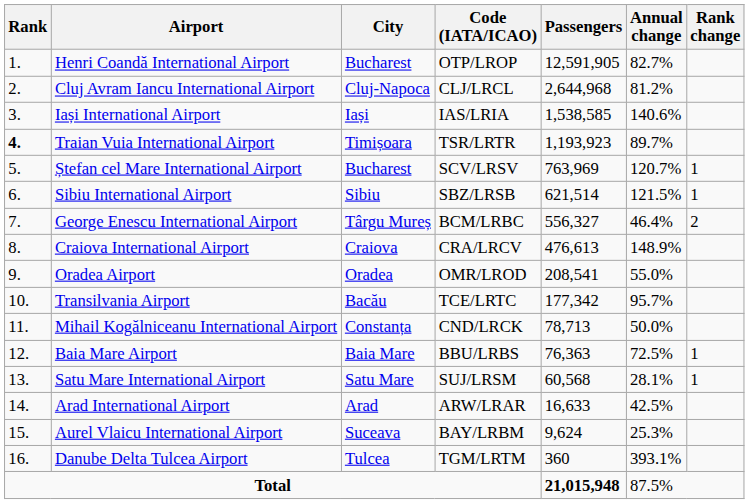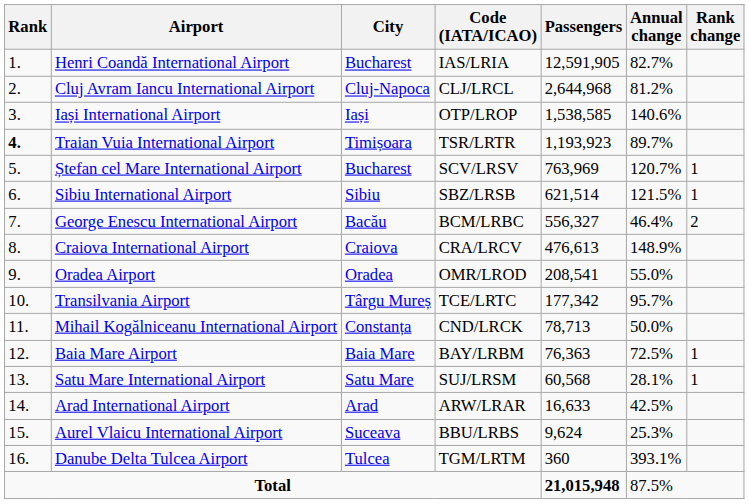(478, 62) OTP/LROP -> (474, 62) IAS/LRIA
(474, 115) IAS/LRIA -> (478, 115) OTP/LROP
(388, 221) Târgu Mureș -> (366, 221) Bacău
(366, 300) Bacău -> (388, 300) Târgu Mureș
(479, 353) BBU/LRBS -> (481, 353) BAY/LRBM
(481, 432) BAY/LRBM -> (479, 432) BBU/LRBS
